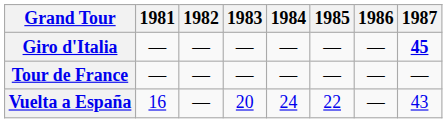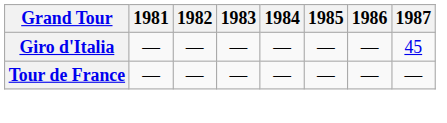(420, 46) bold -> (413, 46) normal
- row: (70, 103)
